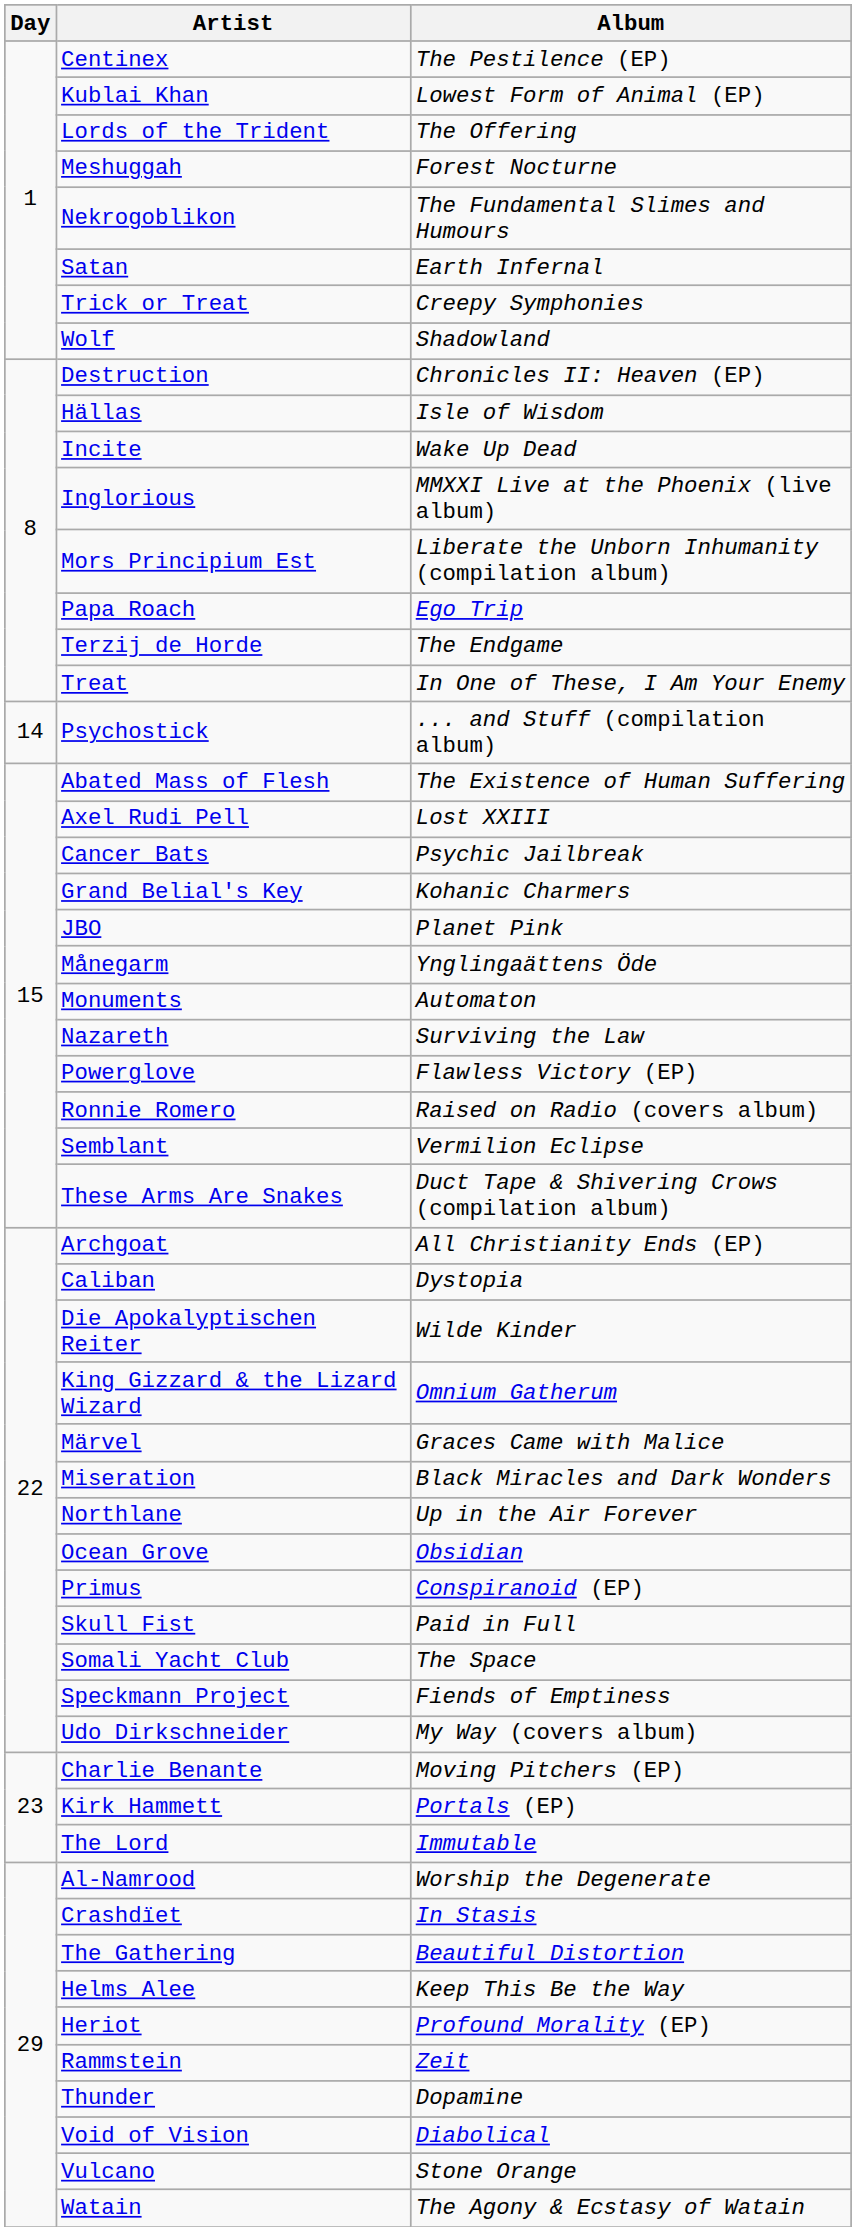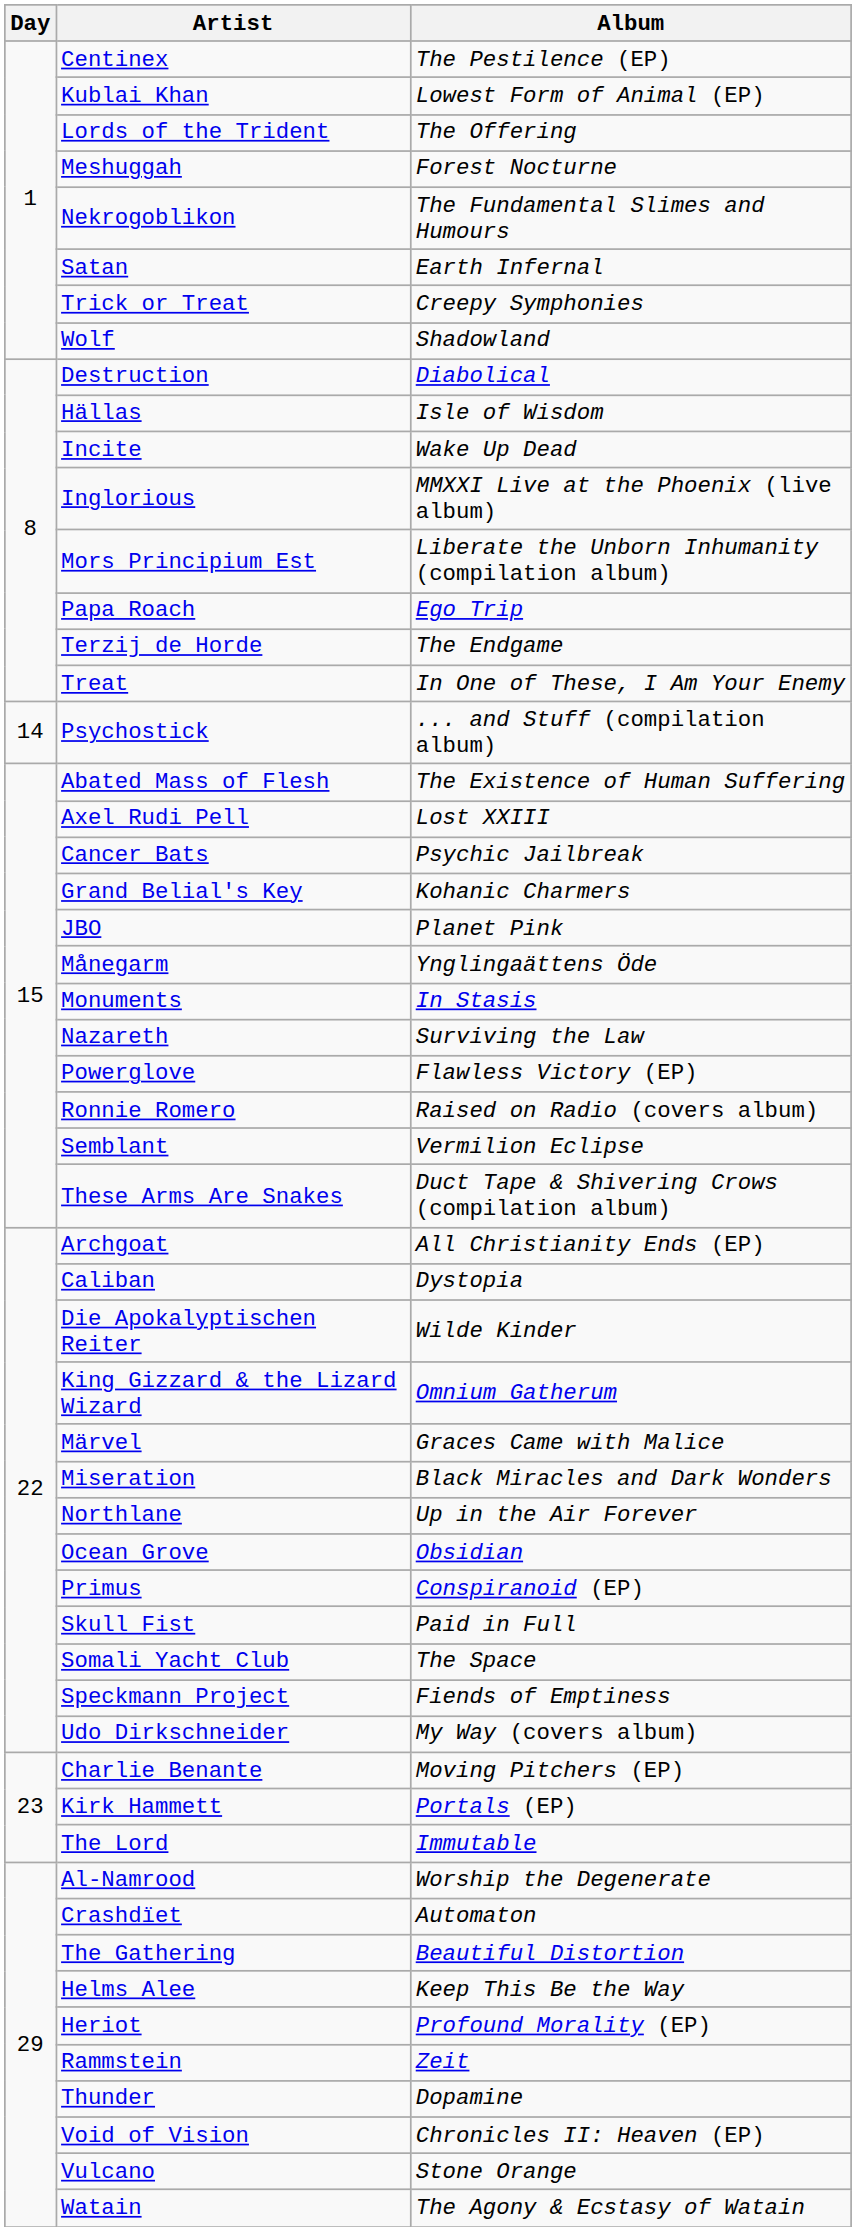(590, 377) Chronicles II: Heaven (EP) -> (483, 377) Diabolical
(476, 1001) Automaton -> (476, 1001) In Stasis
(476, 1916) In Stasis -> (476, 1916) Automaton
(483, 2135) Diabolical -> (590, 2135) Chronicles II: Heaven (EP)
